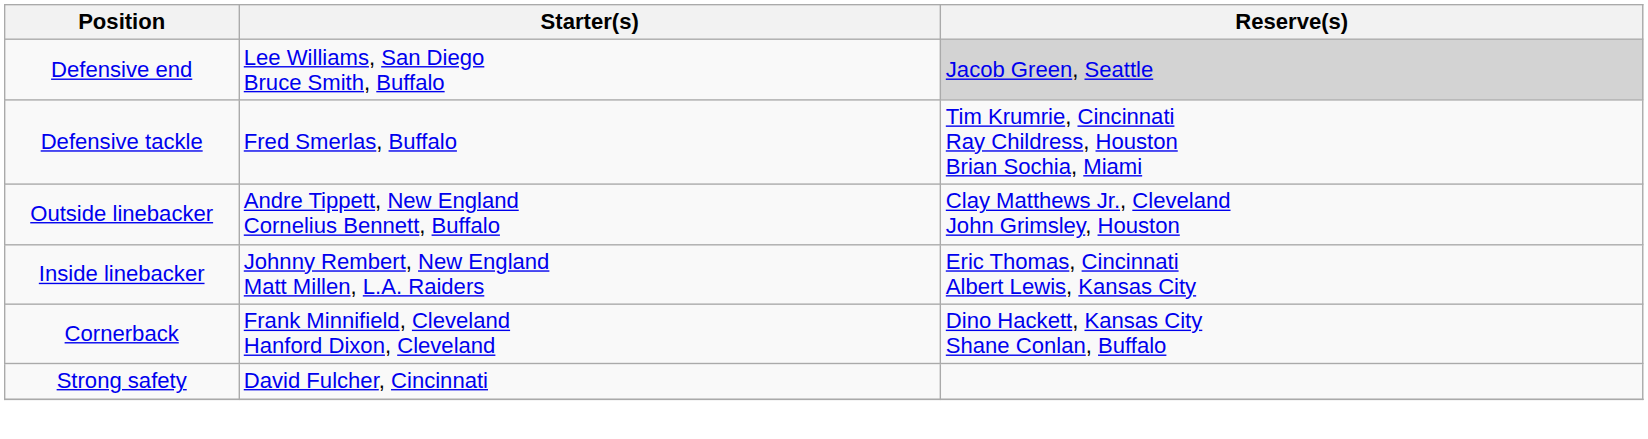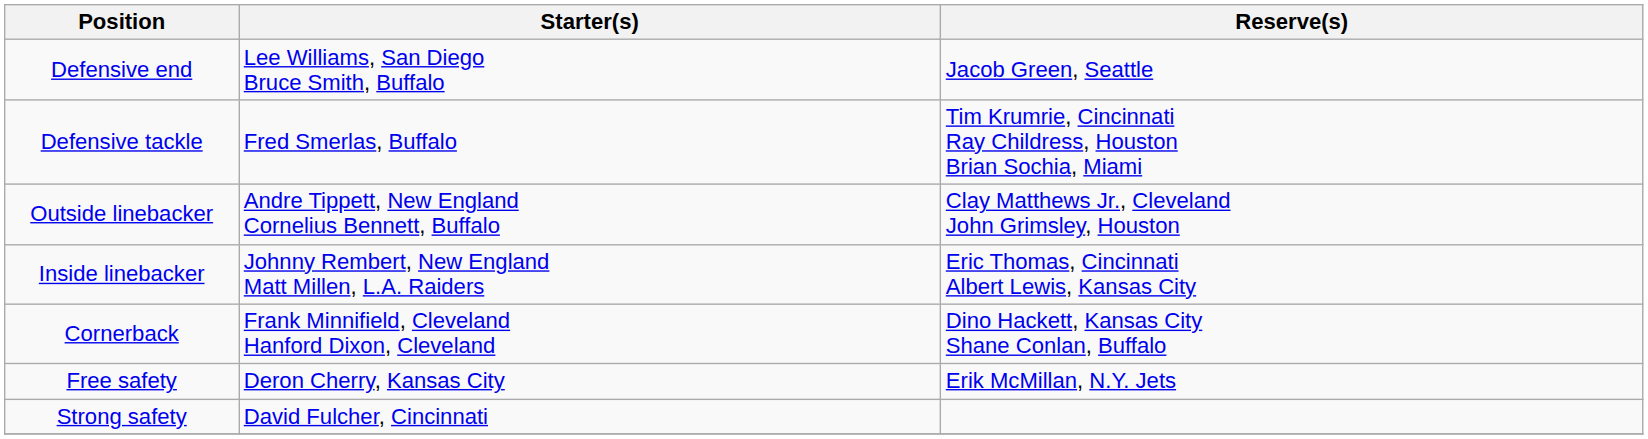(1050, 69) lightgrey background -> (1050, 69) no background
+ row: (122, 381)
